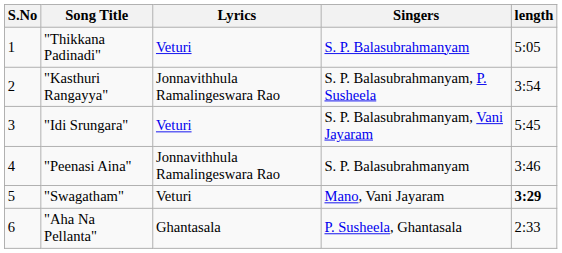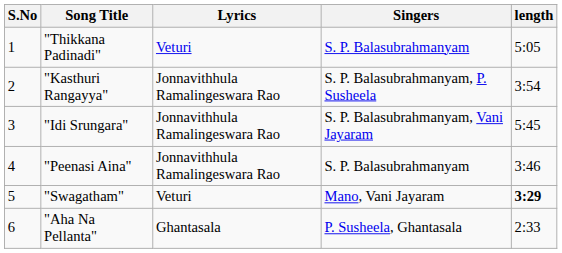(174, 126) Veturi -> (218, 126) Jonnavithhula Ramalingeswara Rao
